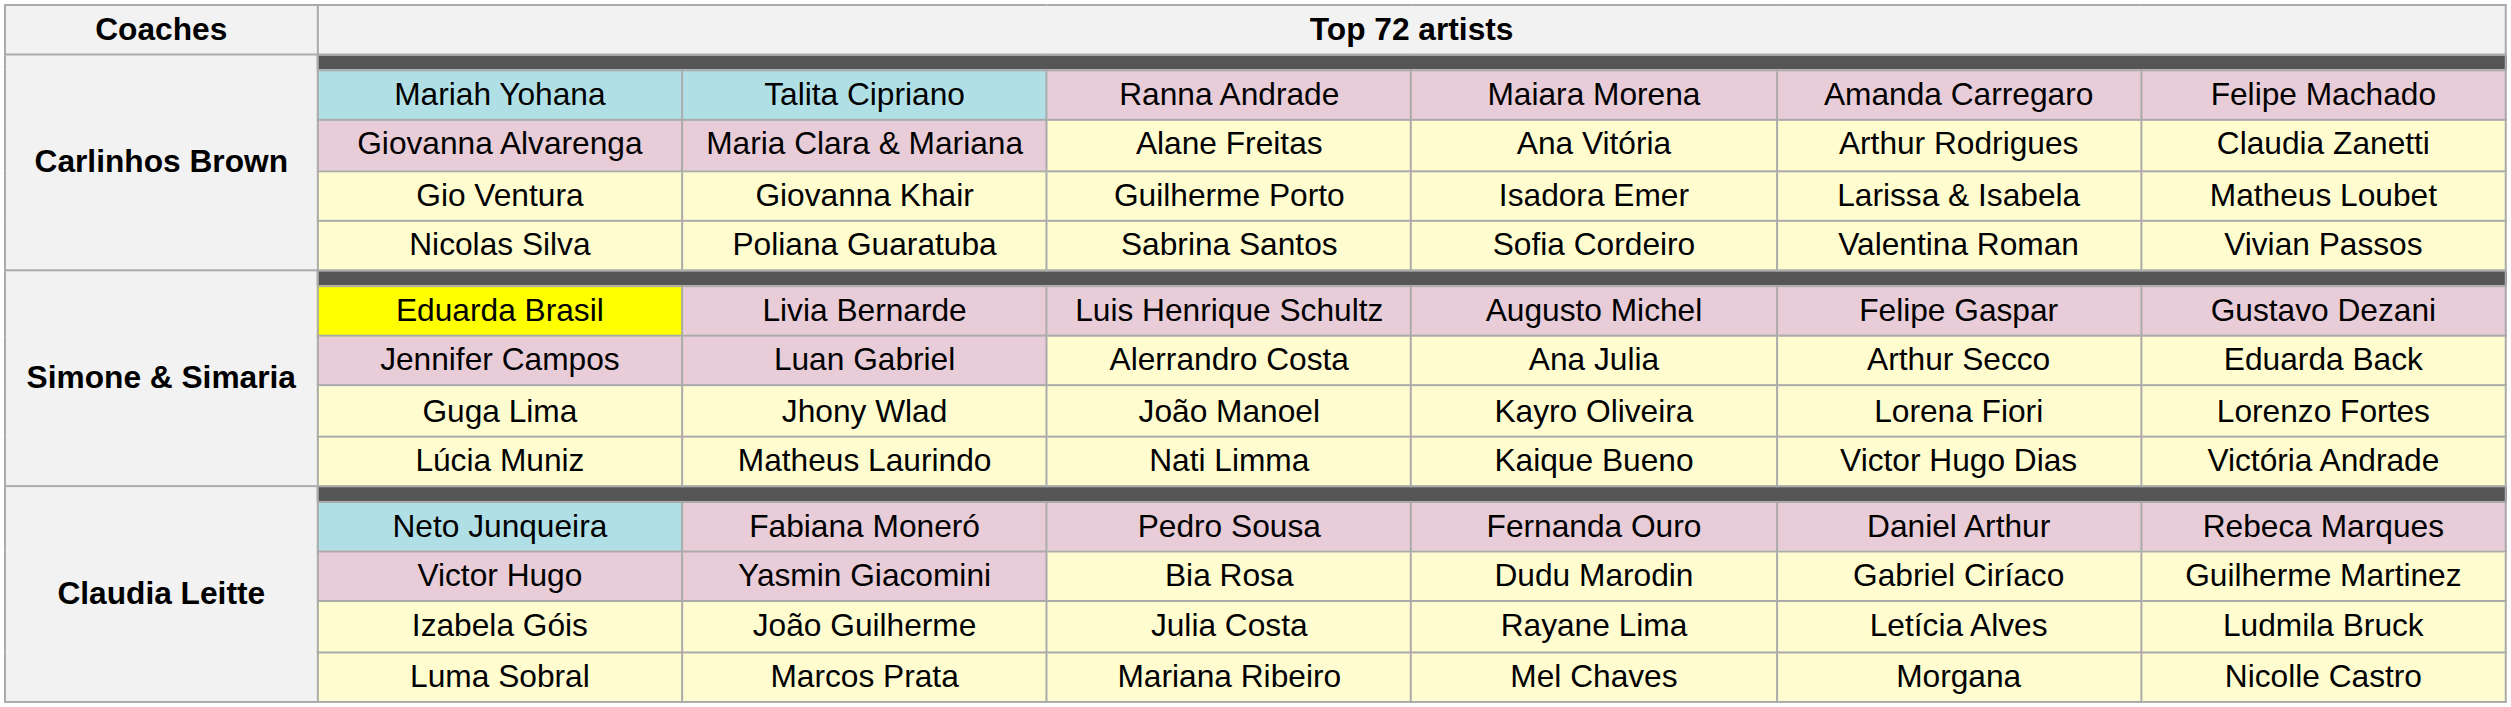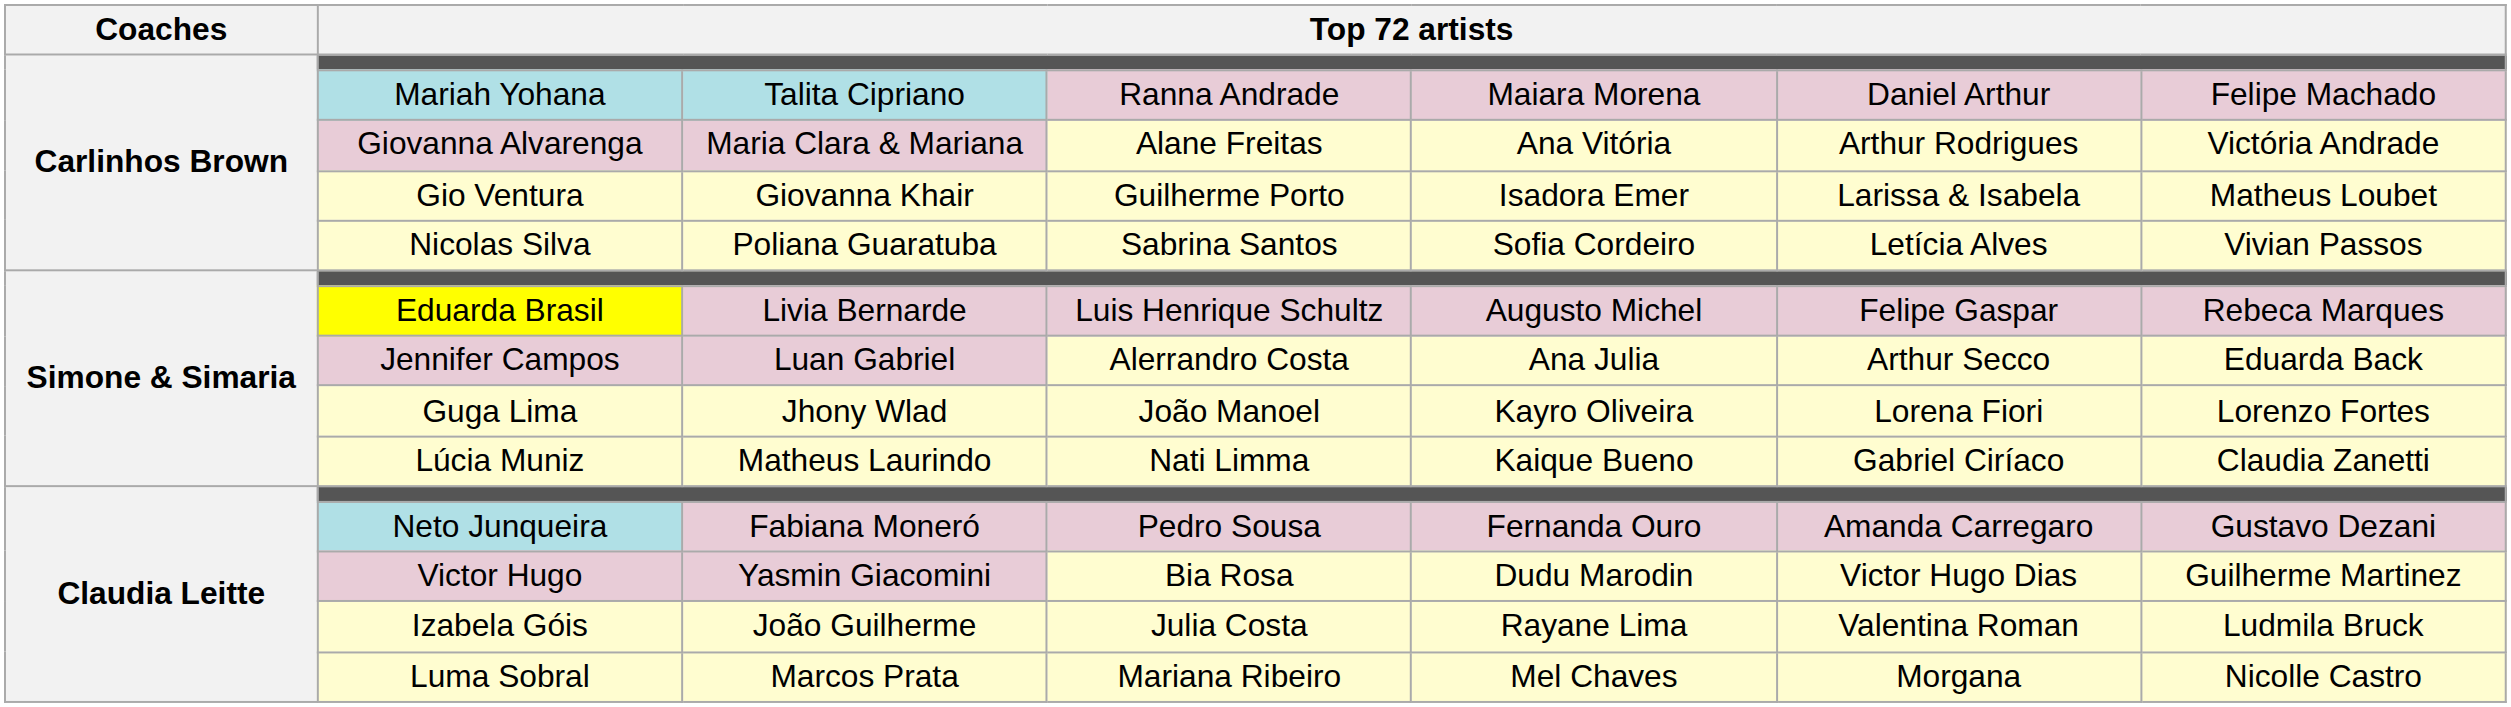(1959, 94) Amanda Carregaro -> (1959, 94) Daniel Arthur
(2323, 144) Claudia Zanetti -> (2323, 144) Victória Andrade
(1959, 245) Valentina Roman -> (1959, 245) Letícia Alves
(2323, 310) Gustavo Dezani -> (2323, 310) Rebeca Marques
(1959, 460) Victor Hugo Dias -> (1959, 460) Gabriel Ciríaco
(2323, 460) Victória Andrade -> (2323, 460) Claudia Zanetti
(1959, 525) Daniel Arthur -> (1959, 525) Amanda Carregaro
(2323, 525) Rebeca Marques -> (2323, 525) Gustavo Dezani
(1959, 575) Gabriel Ciríaco -> (1959, 575) Victor Hugo Dias
(1959, 626) Letícia Alves -> (1959, 626) Valentina Roman
